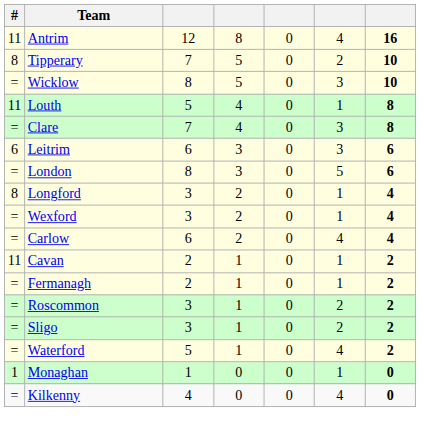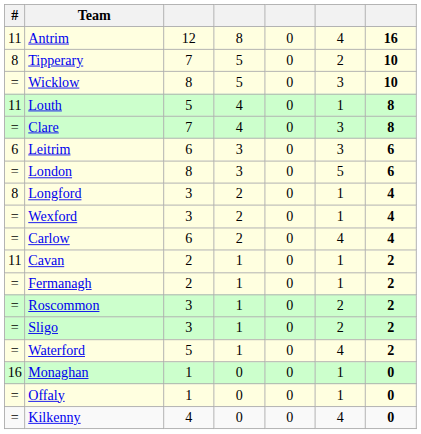(14, 372) 1 -> (15, 372) 16
+ row: (47, 395)
